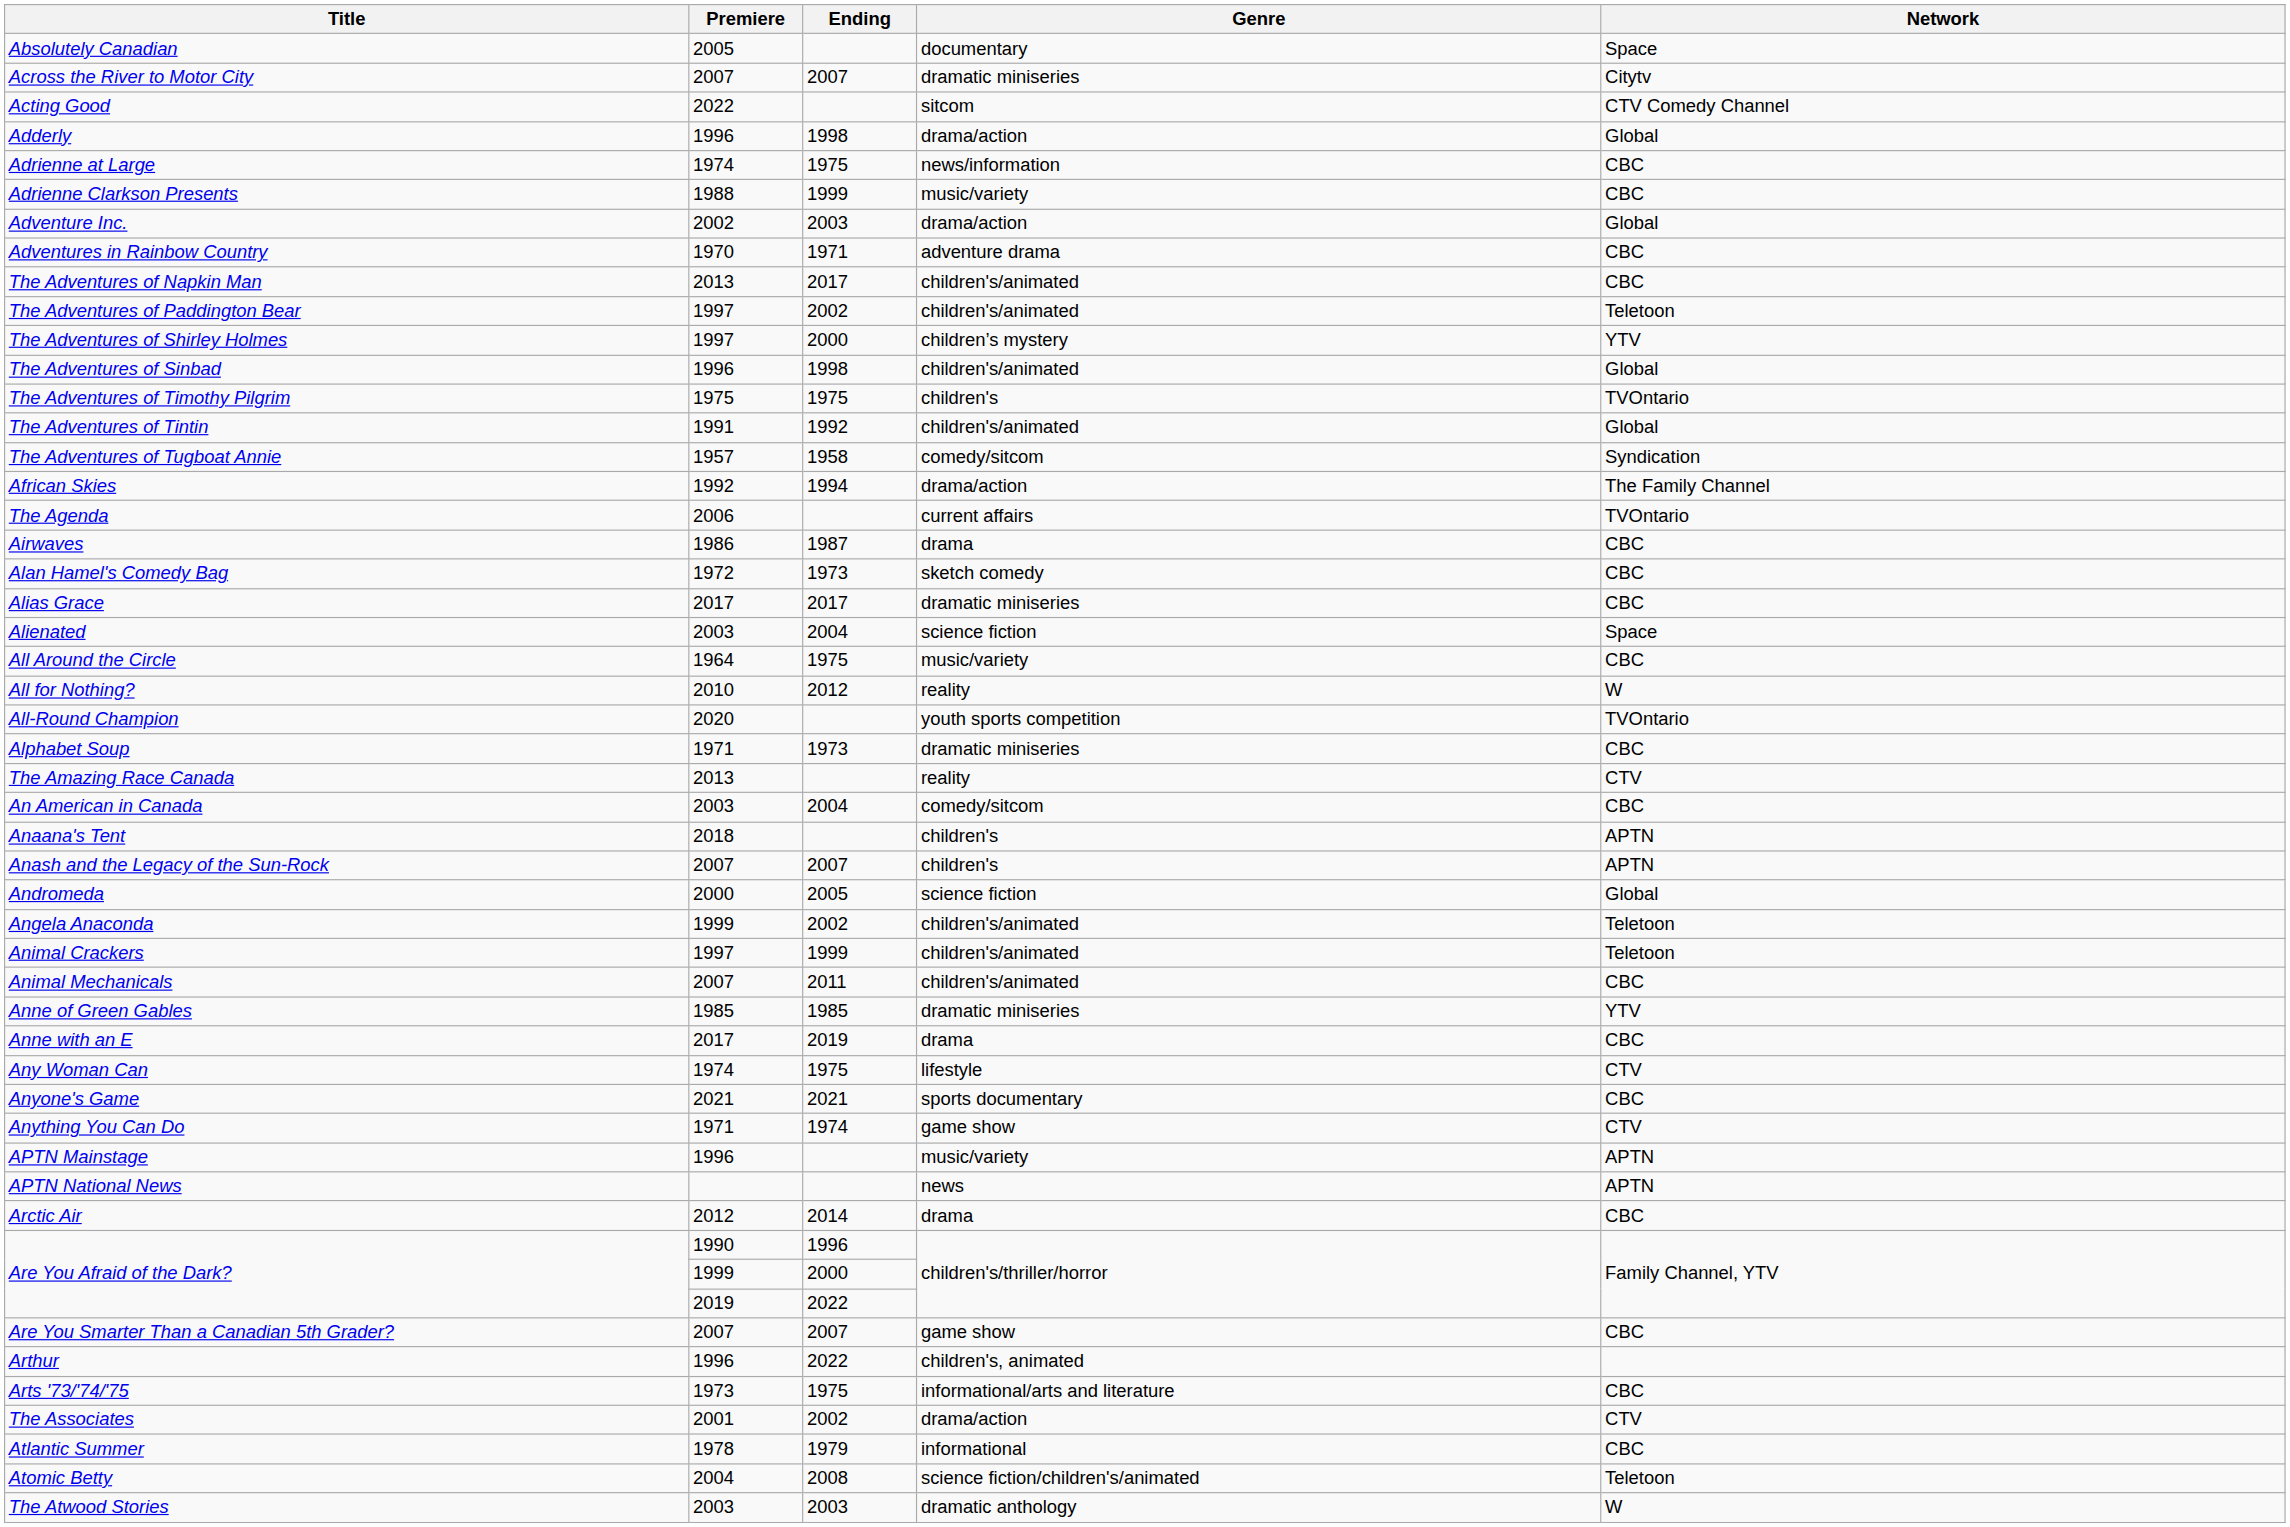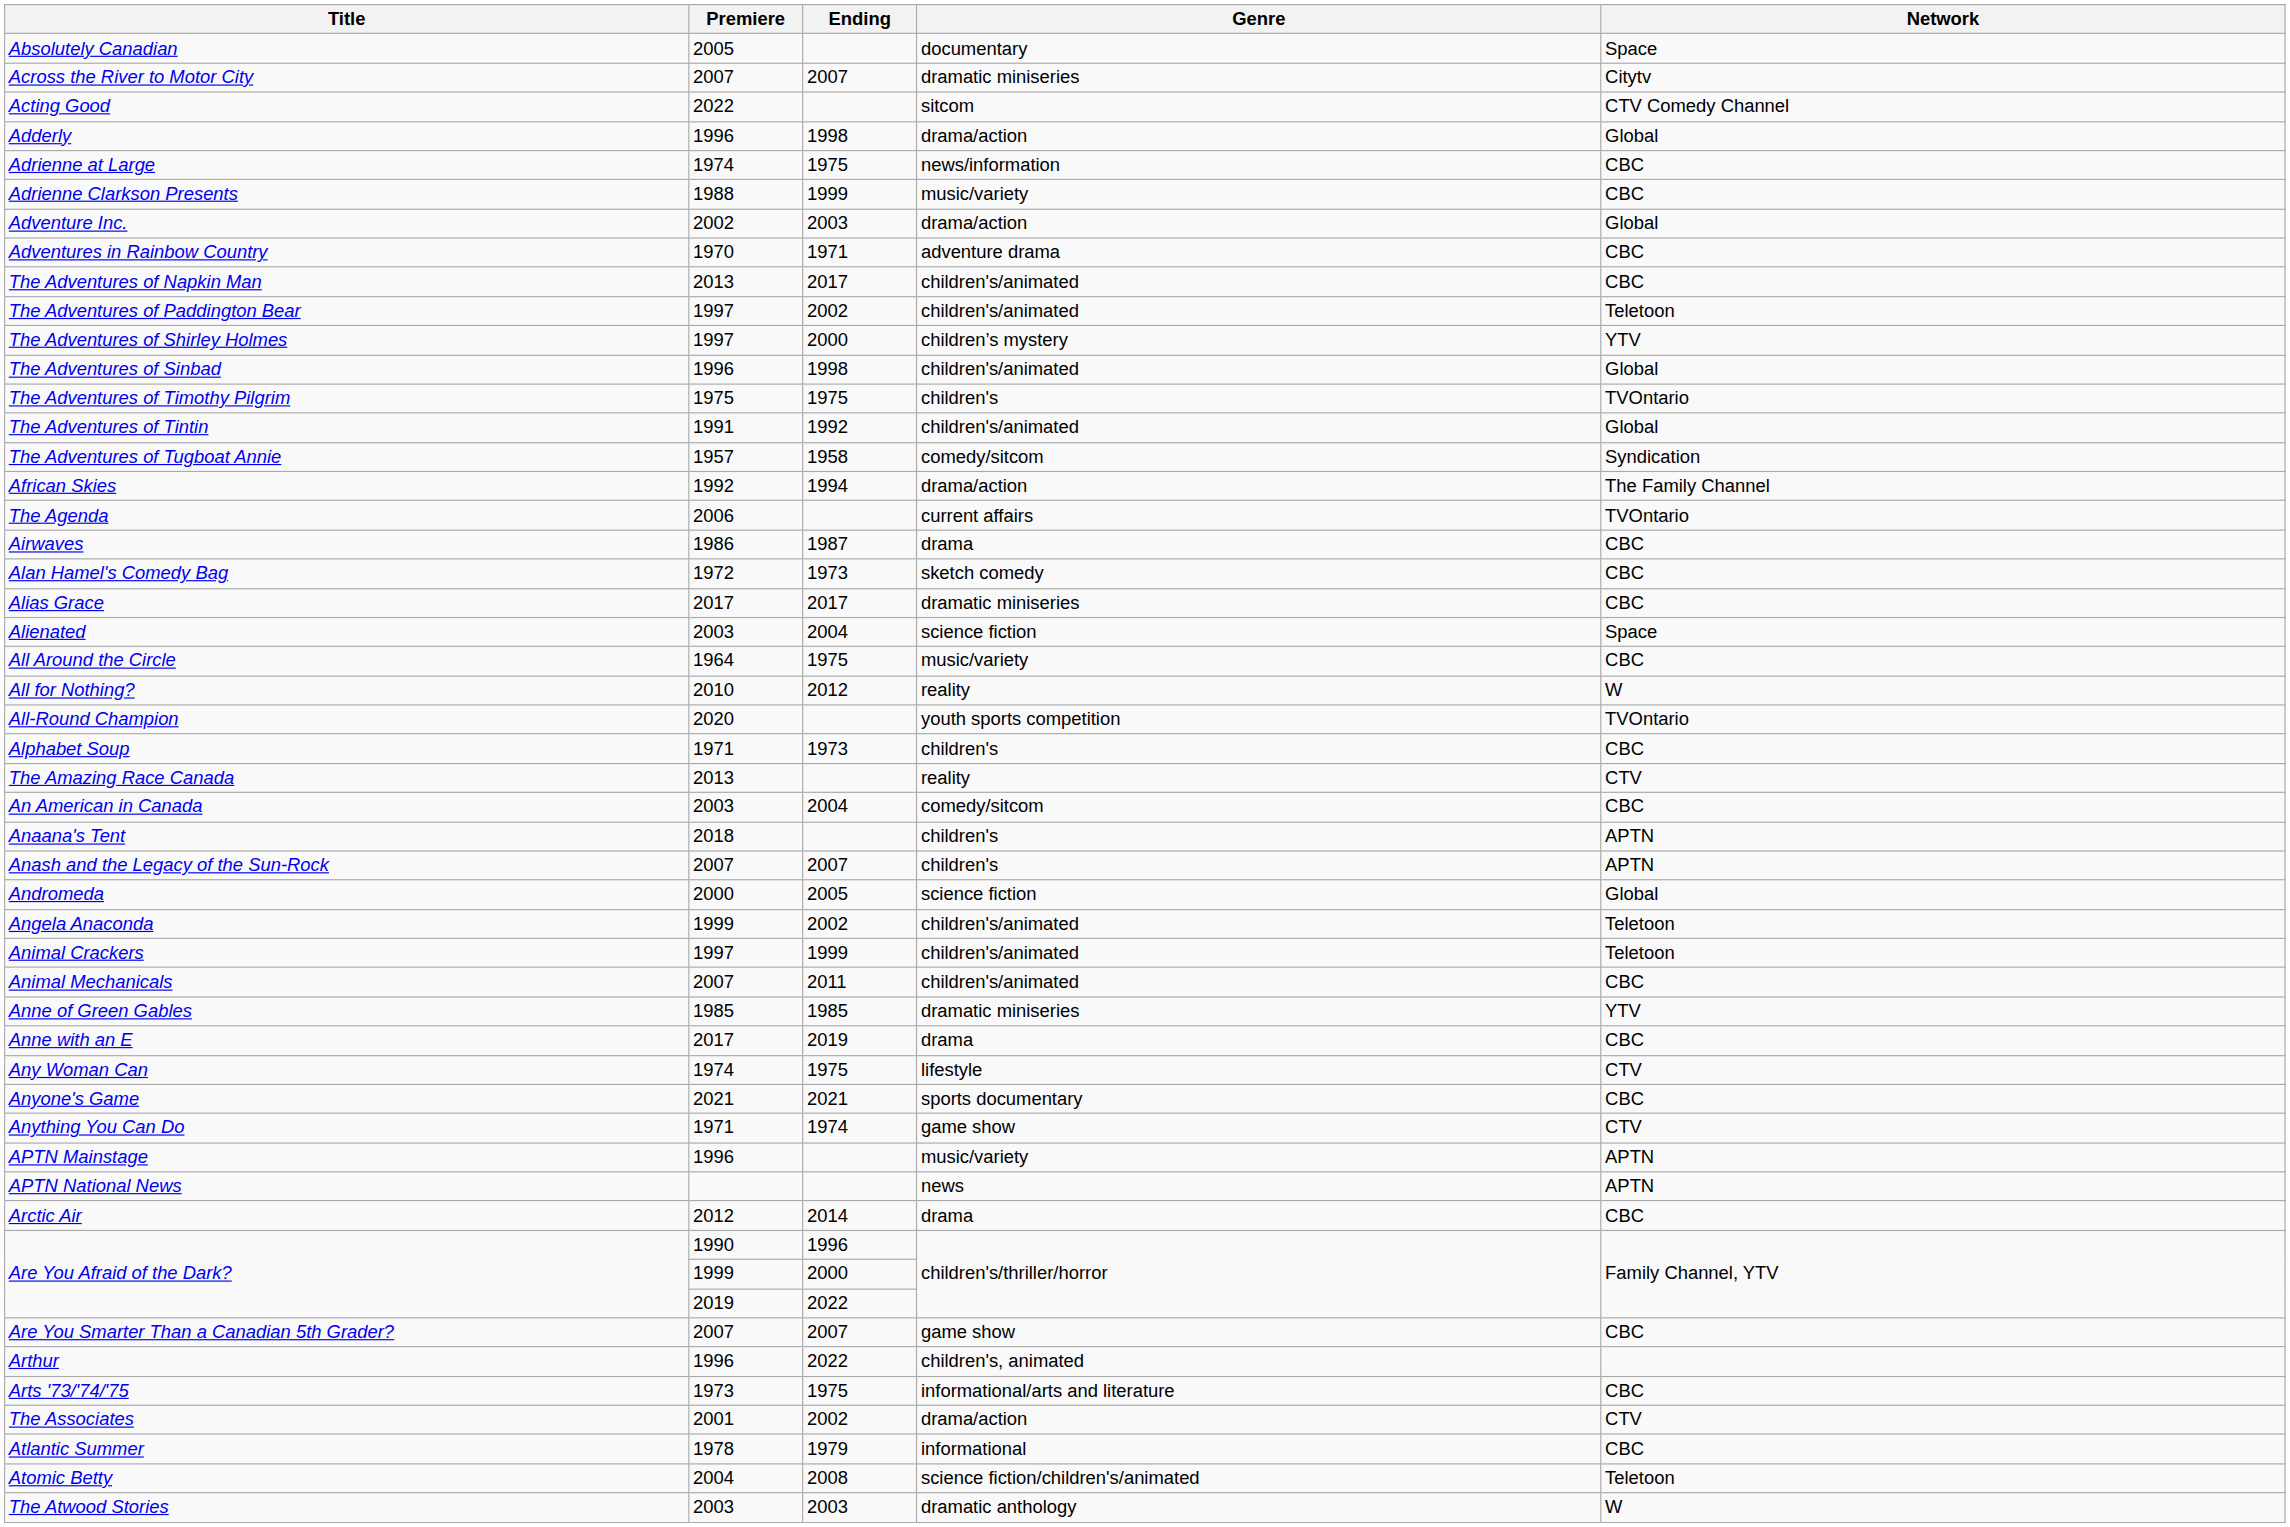(1000, 748) dramatic miniseries -> (960, 748) children's
